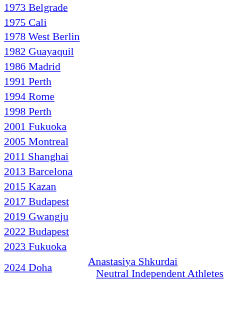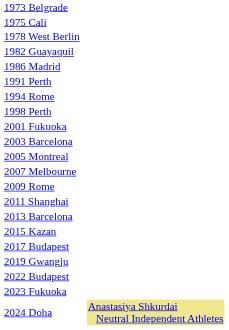+ row: (38, 141)
+ row: (40, 171)
+ row: (29, 186)
(156, 267) no background -> (156, 312) khaki background
